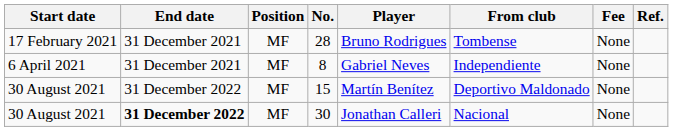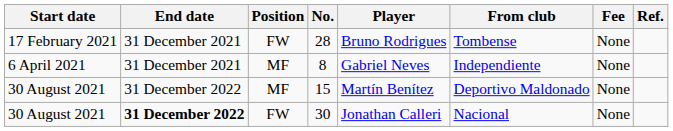(278, 41) MF -> (278, 41) FW
(278, 114) MF -> (278, 114) FW
